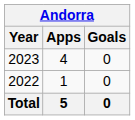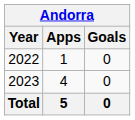rows swapped: (24, 81) <-> (24, 59)
